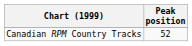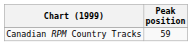(166, 34) 52 -> (166, 34) 59
